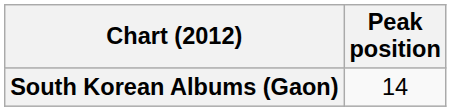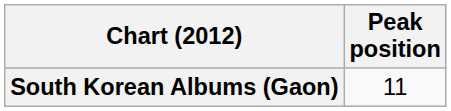(395, 86) 14 -> (395, 86) 11
